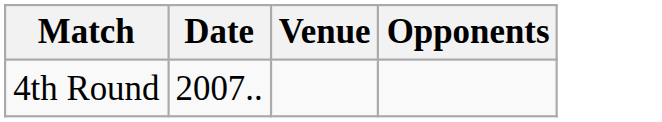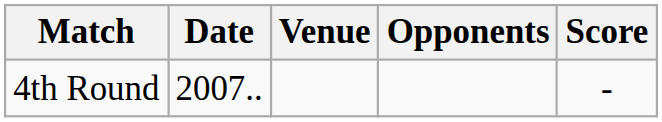+ column: (607, 32)
